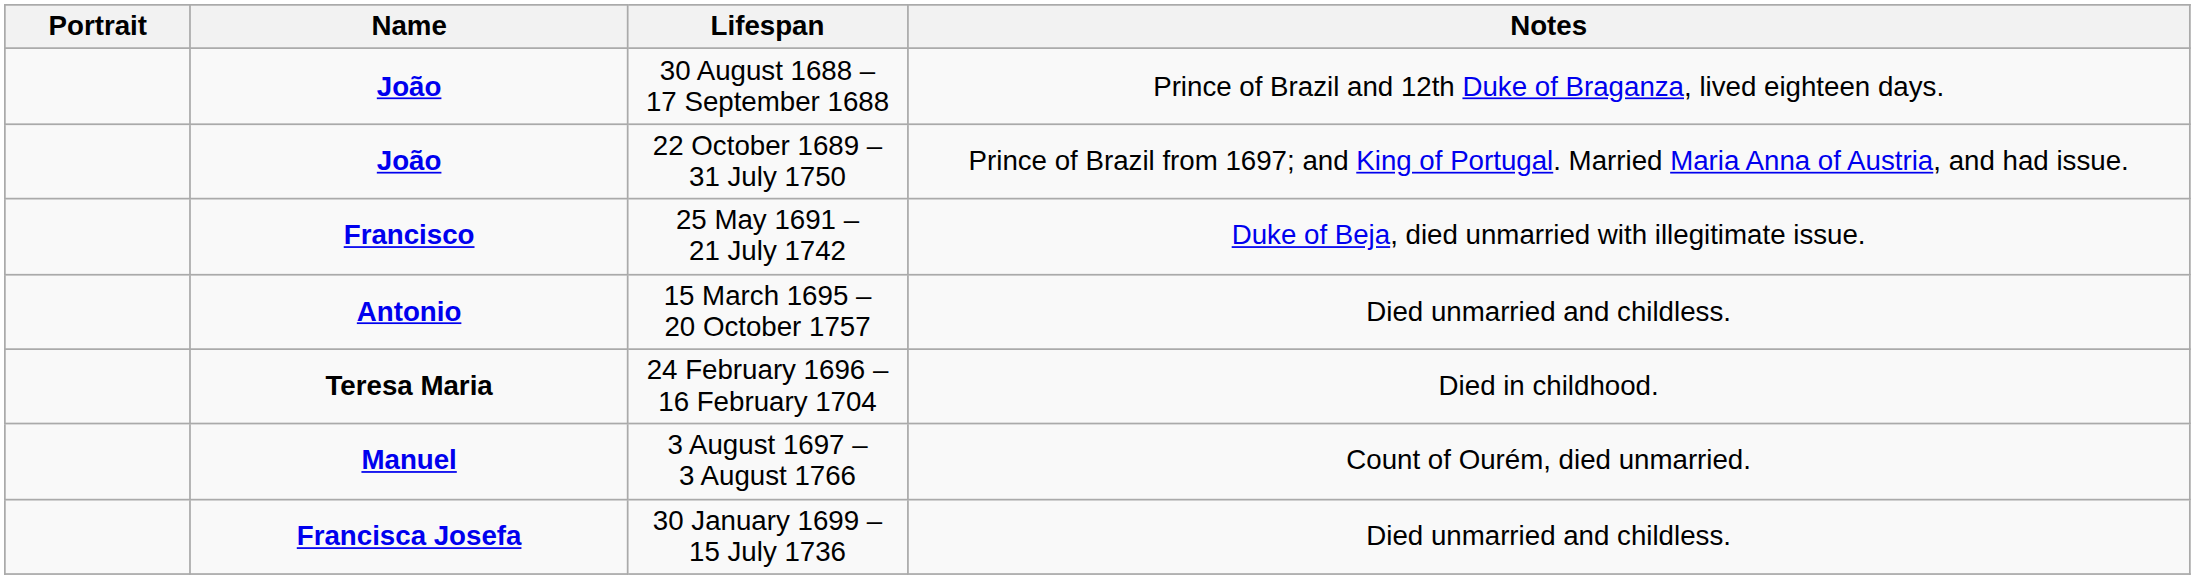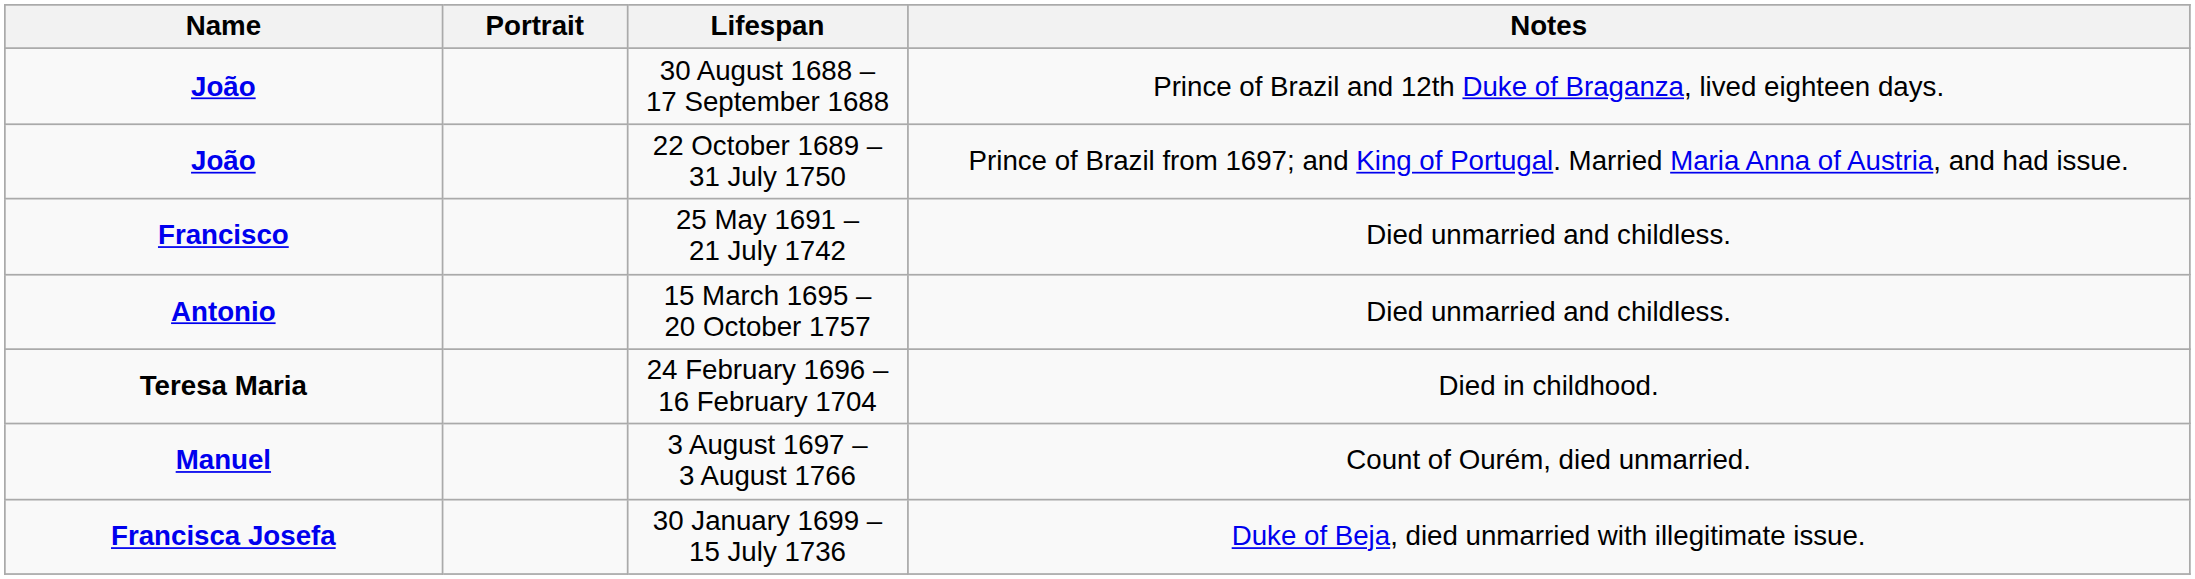columns swapped: (409, 26) <-> (98, 26)
(1549, 235) Duke of Beja, died unmarried with illegitimate issue. -> (1549, 235) Died unmarried and childless.
(1549, 536) Died unmarried and childless. -> (1549, 536) Duke of Beja, died unmarried with illegitimate issue.
